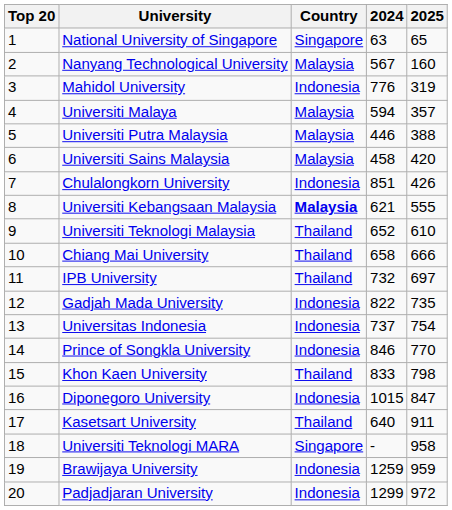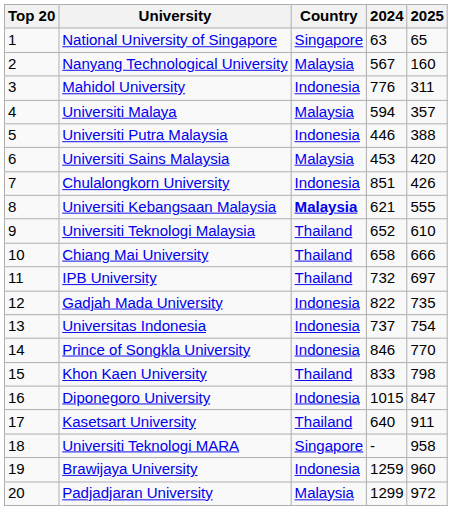(423, 87) 319 -> (422, 87) 311
(324, 135) Malaysia -> (327, 135) Indonesia
(383, 159) 458 -> (383, 159) 453
(423, 469) 959 -> (423, 469) 960
(327, 493) Indonesia -> (324, 493) Malaysia
